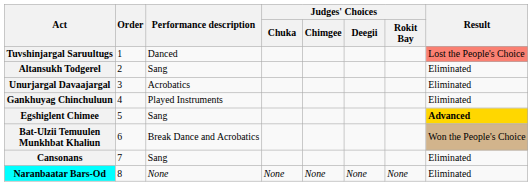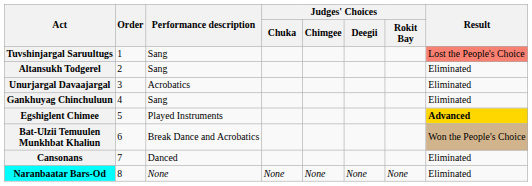(163, 54) Danced -> (158, 54) Sang
(185, 100) Played Instruments -> (158, 100) Sang
(158, 116) Sang -> (185, 116) Played Instruments
(158, 158) Sang -> (163, 158) Danced
